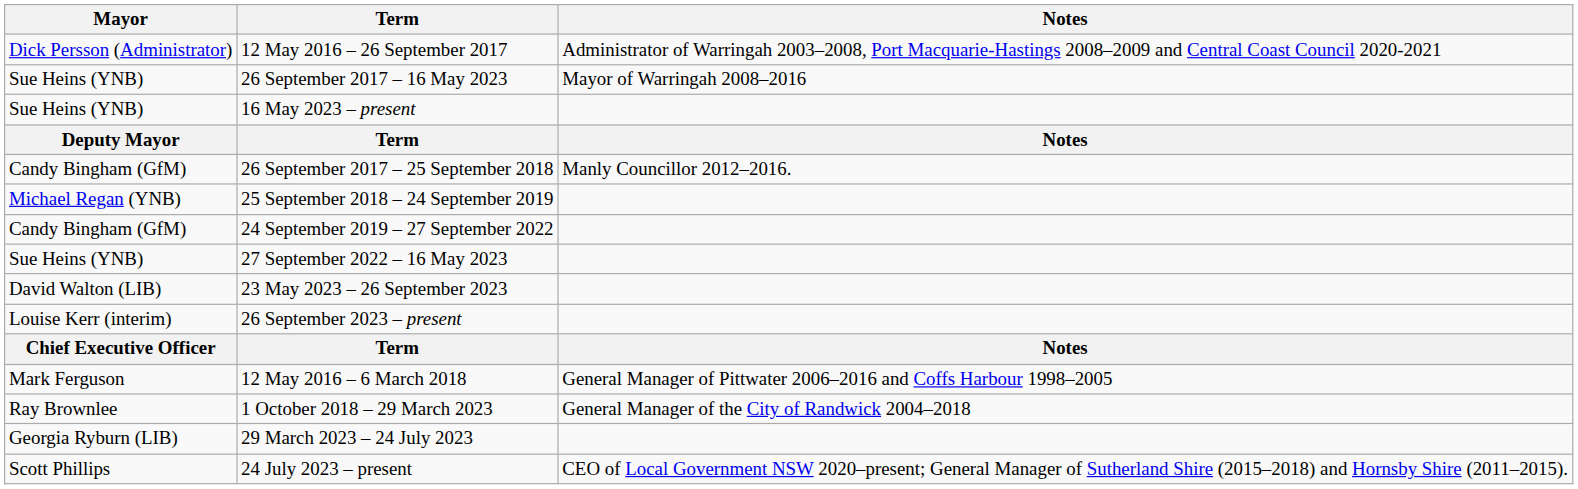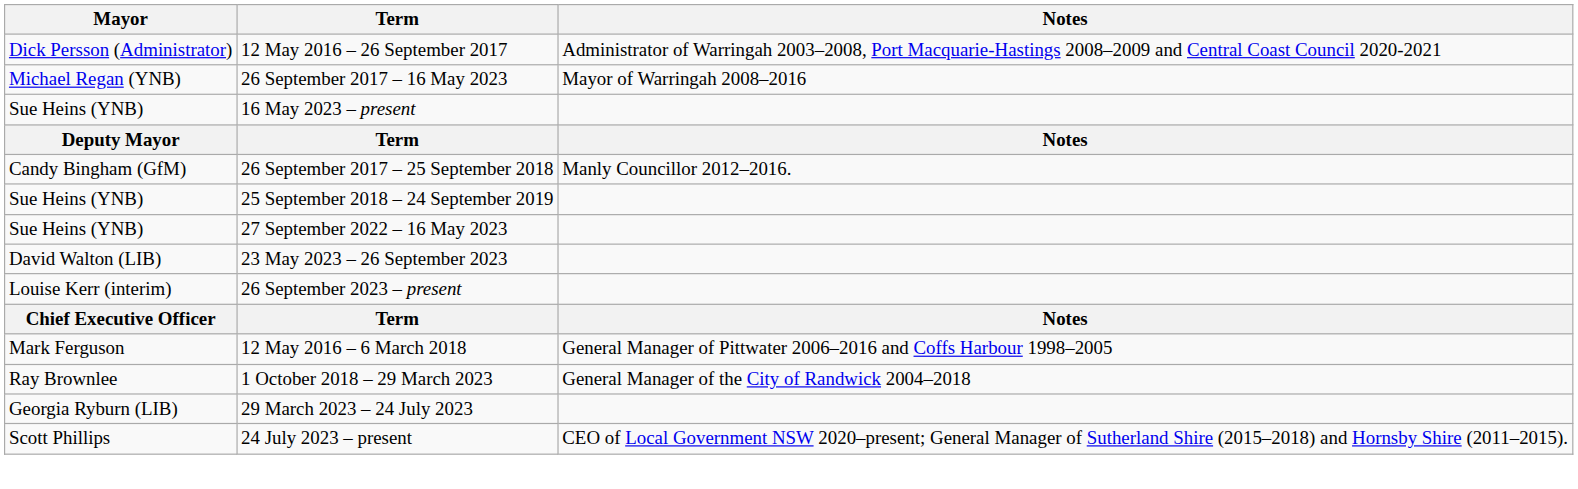(76, 79) Sue Heins (YNB) -> (95, 79) Michael Regan (YNB)
(95, 199) Michael Regan (YNB) -> (76, 199) Sue Heins (YNB)
- row: (397, 229)
